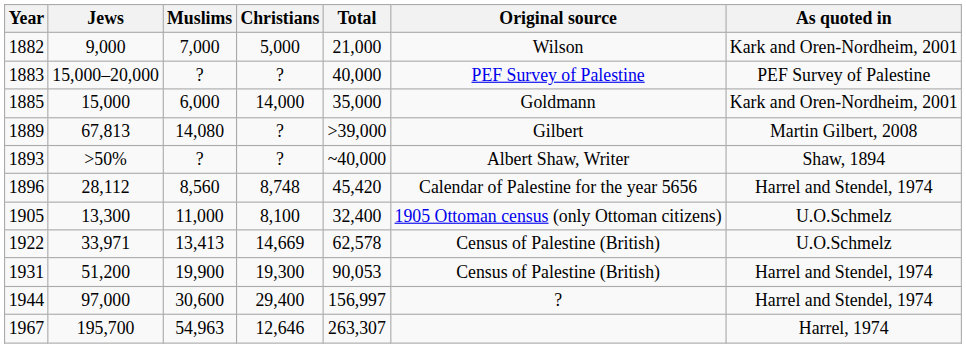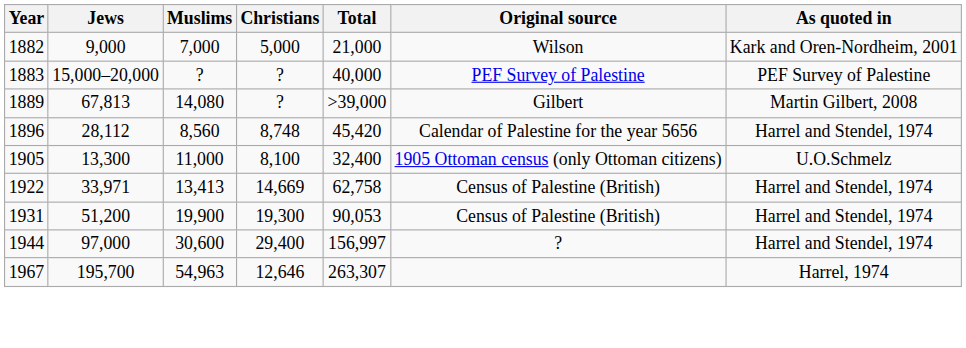- row: (26, 103)
- row: (26, 159)
(357, 243) 62,578 -> (357, 187) 62,758
(844, 243) U.O.Schmelz -> (844, 187) Harrel and Stendel, 1974
